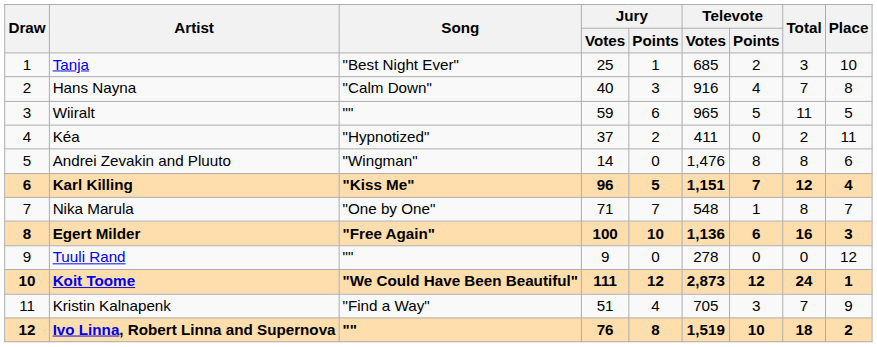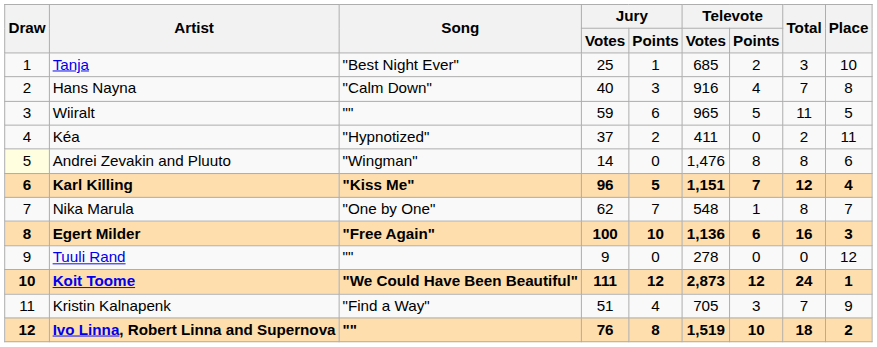(27, 161) no background -> (27, 161) lightyellow background
(605, 209) 71 -> (605, 209) 62
